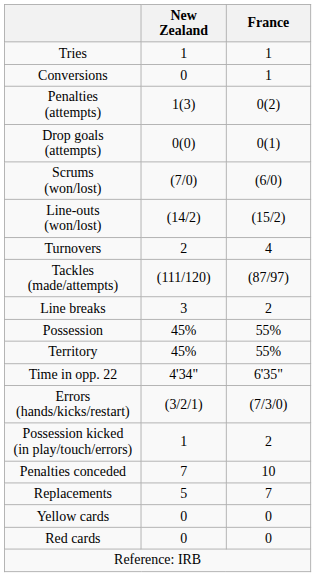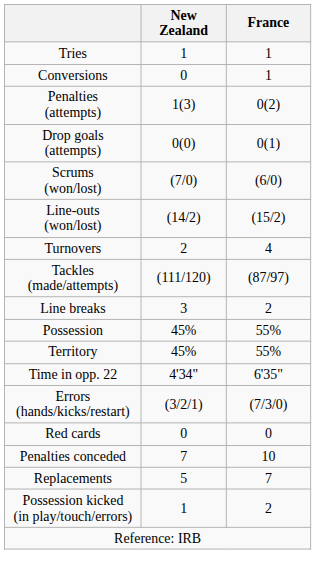rows swapped: (73, 442) <-> (73, 538)
- row: (73, 516)
